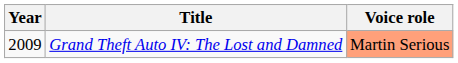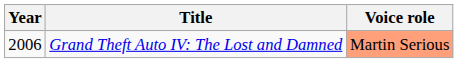(25, 44) 2009 -> (25, 44) 2006
